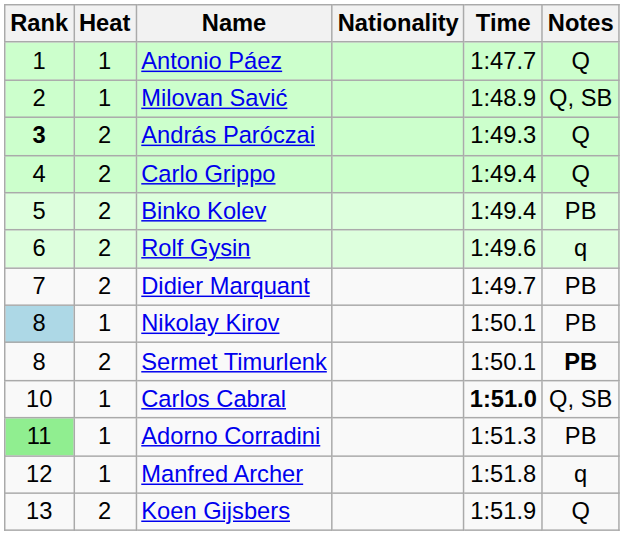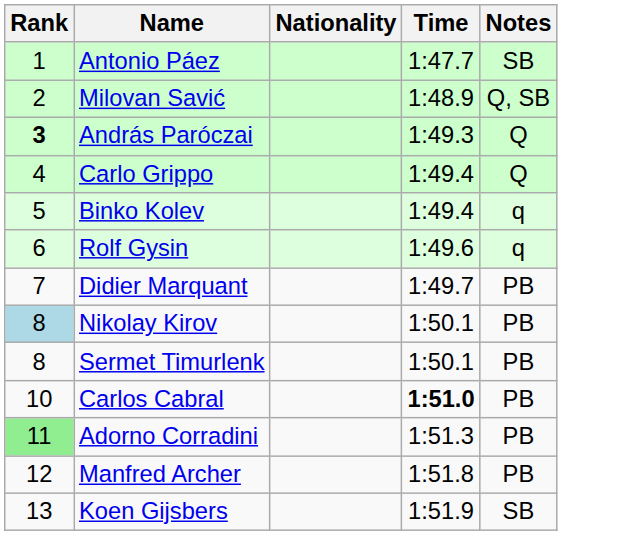- column: (105, 23)
(581, 60) Q -> (518, 60) SB
(581, 211) PB -> (518, 211) q
(581, 361) bold -> (518, 361) normal
(581, 398) Q, SB -> (518, 398) PB
(581, 473) q -> (518, 473) PB
(581, 511) Q -> (518, 511) SB
